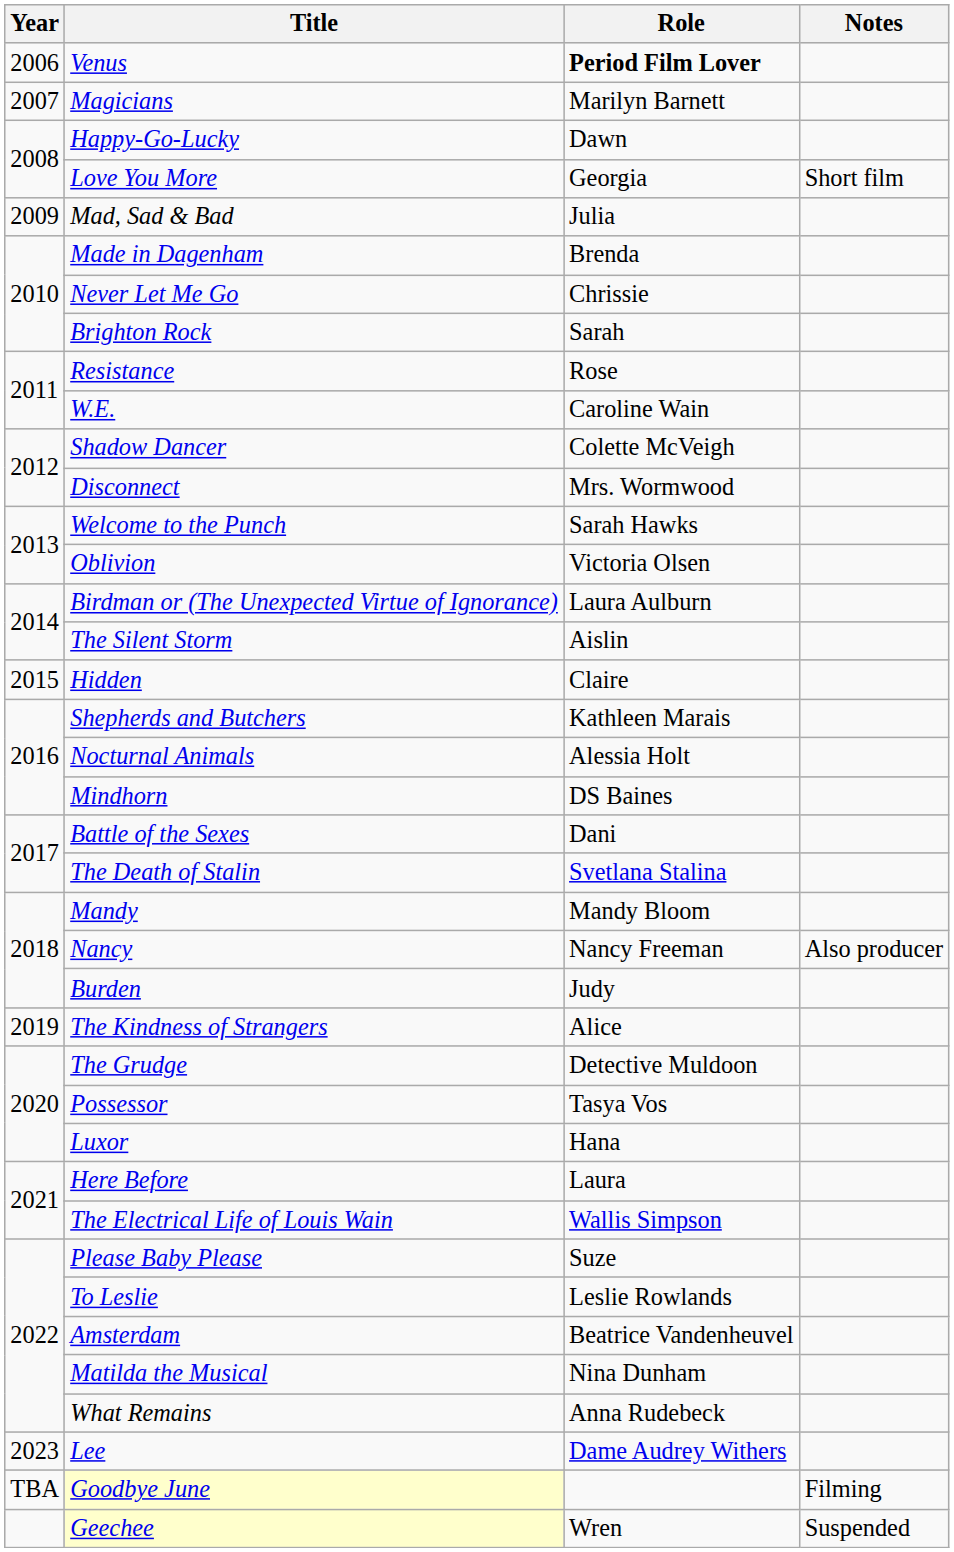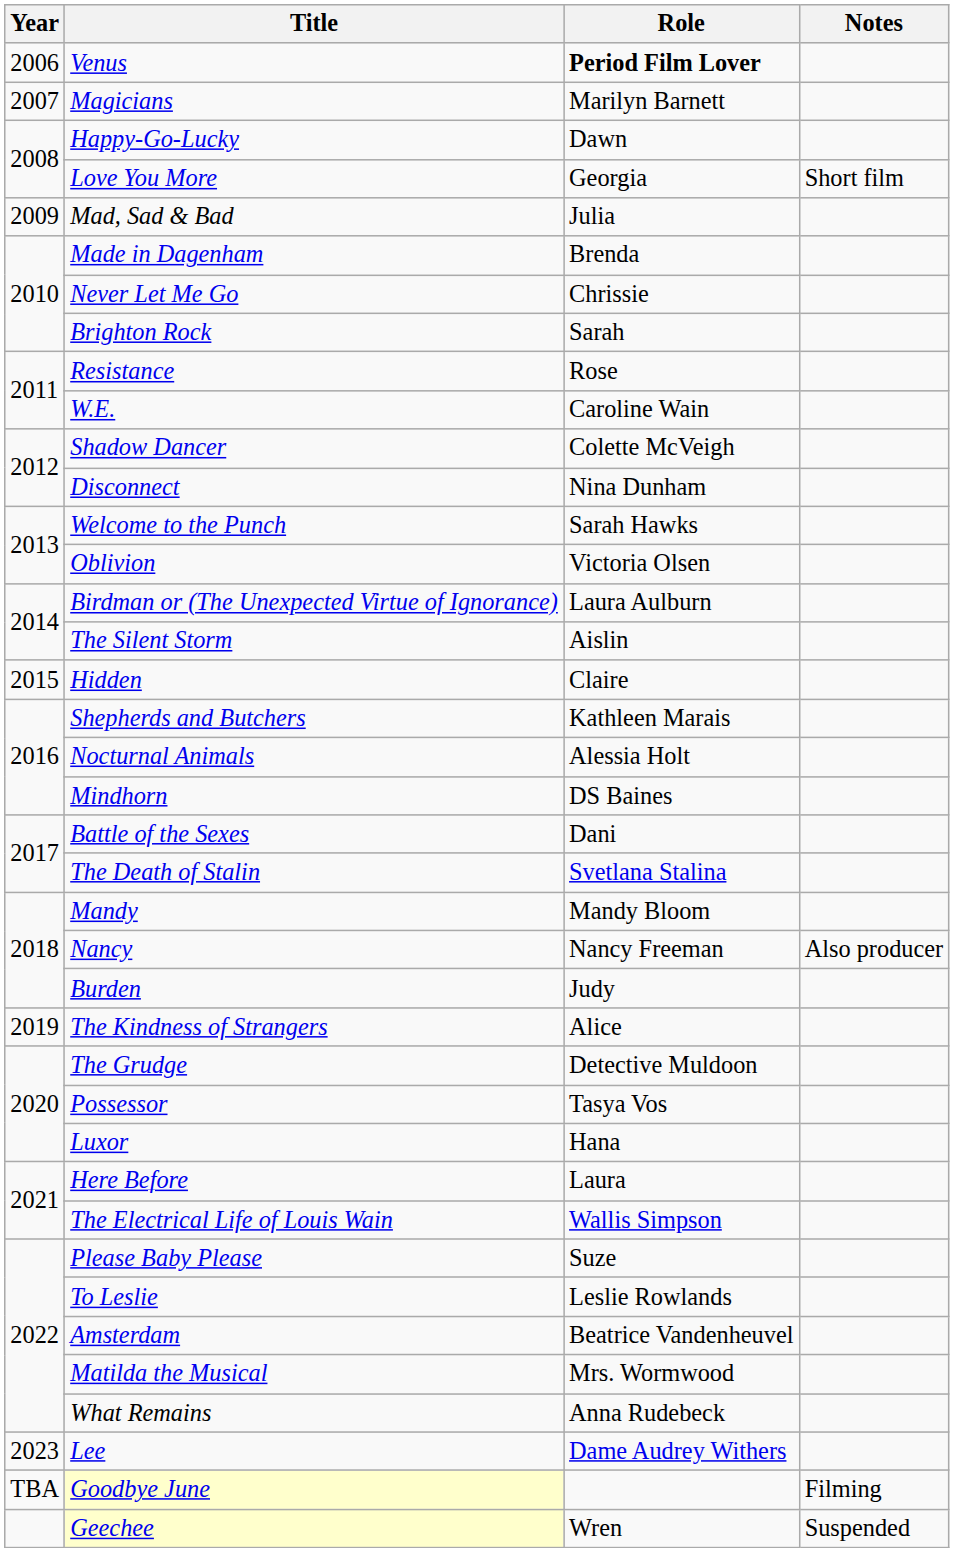(652, 486) Mrs. Wormwood -> (638, 486) Nina Dunham
(638, 1373) Nina Dunham -> (652, 1373) Mrs. Wormwood
